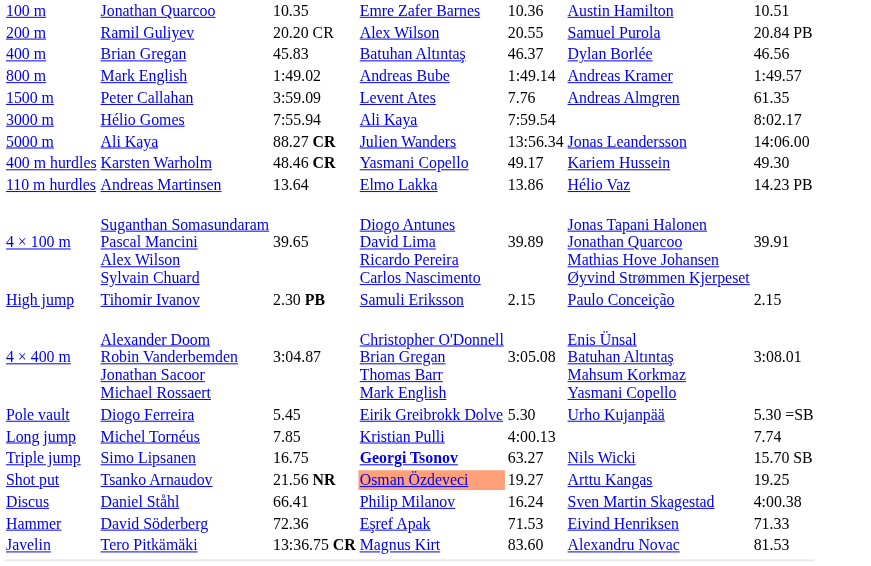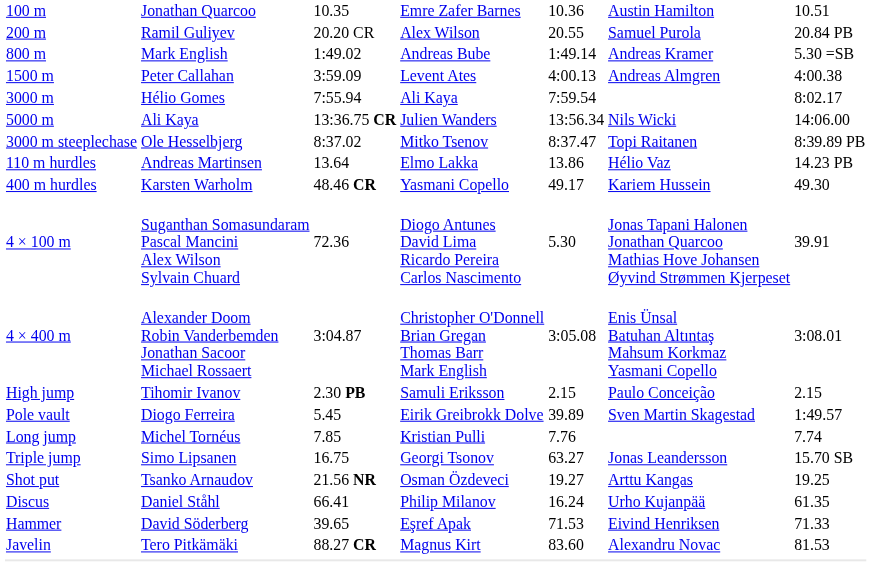- row: (26, 54)
(778, 76) 1:49.57 -> (824, 54) 5.30 =SB
(522, 98) 7.76 -> (572, 76) 4:00.13
(772, 98) 61.35 -> (818, 76) 4:00.38
(304, 141) 88.27 CR -> (355, 119) 13:36.75 CR
(627, 141) Jonas Leandersson -> (642, 119) Nils Wicki
+ row: (72, 141)
rows swapped: (51, 185) <-> (51, 163)
(291, 242) 39.65 -> (331, 242) 72.36
(526, 242) 39.89 -> (562, 242) 5.30
rows swapped: (38, 357) <-> (40, 299)
(522, 414) 5.30 -> (566, 414) 39.89
(616, 414) Urho Kujanpää -> (682, 414) Sven Martin Skagestad
(784, 414) 5.30 =SB -> (818, 414) 1:49.57
(532, 436) 4:00.13 -> (562, 436) 7.76
(409, 458) bold -> (447, 458) normal
(602, 458) Nils Wicki -> (668, 458) Jonas Leandersson
(414, 480) lightsalmon background -> (454, 480) no background
(641, 501) Sven Martin Skagestad -> (657, 501) Urho Kujanpää
(778, 501) 4:00.38 -> (812, 501) 61.35
(291, 523) 72.36 -> (331, 523) 39.65
(314, 545) 13:36.75 CR -> (345, 545) 88.27 CR
